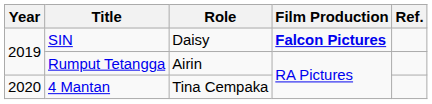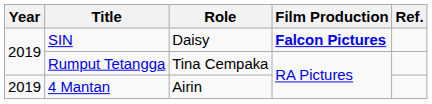(187, 64) Airin -> (220, 64) Tina Cempaka
(25, 87) 2020 -> (25, 87) 2019
(220, 87) Tina Cempaka -> (187, 87) Airin
